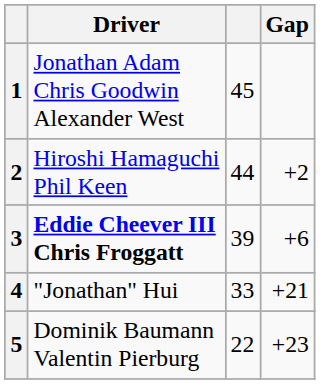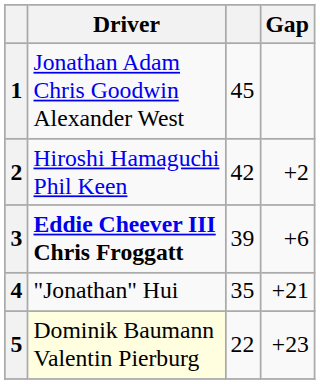(242, 171) 44 -> (242, 171) 42
(242, 291) 33 -> (242, 291) 35
(124, 344) no background -> (124, 344) lightyellow background
